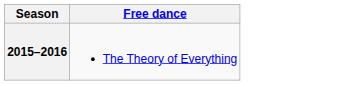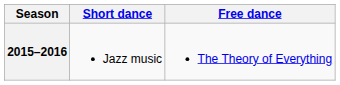+ column: (117, 14)
